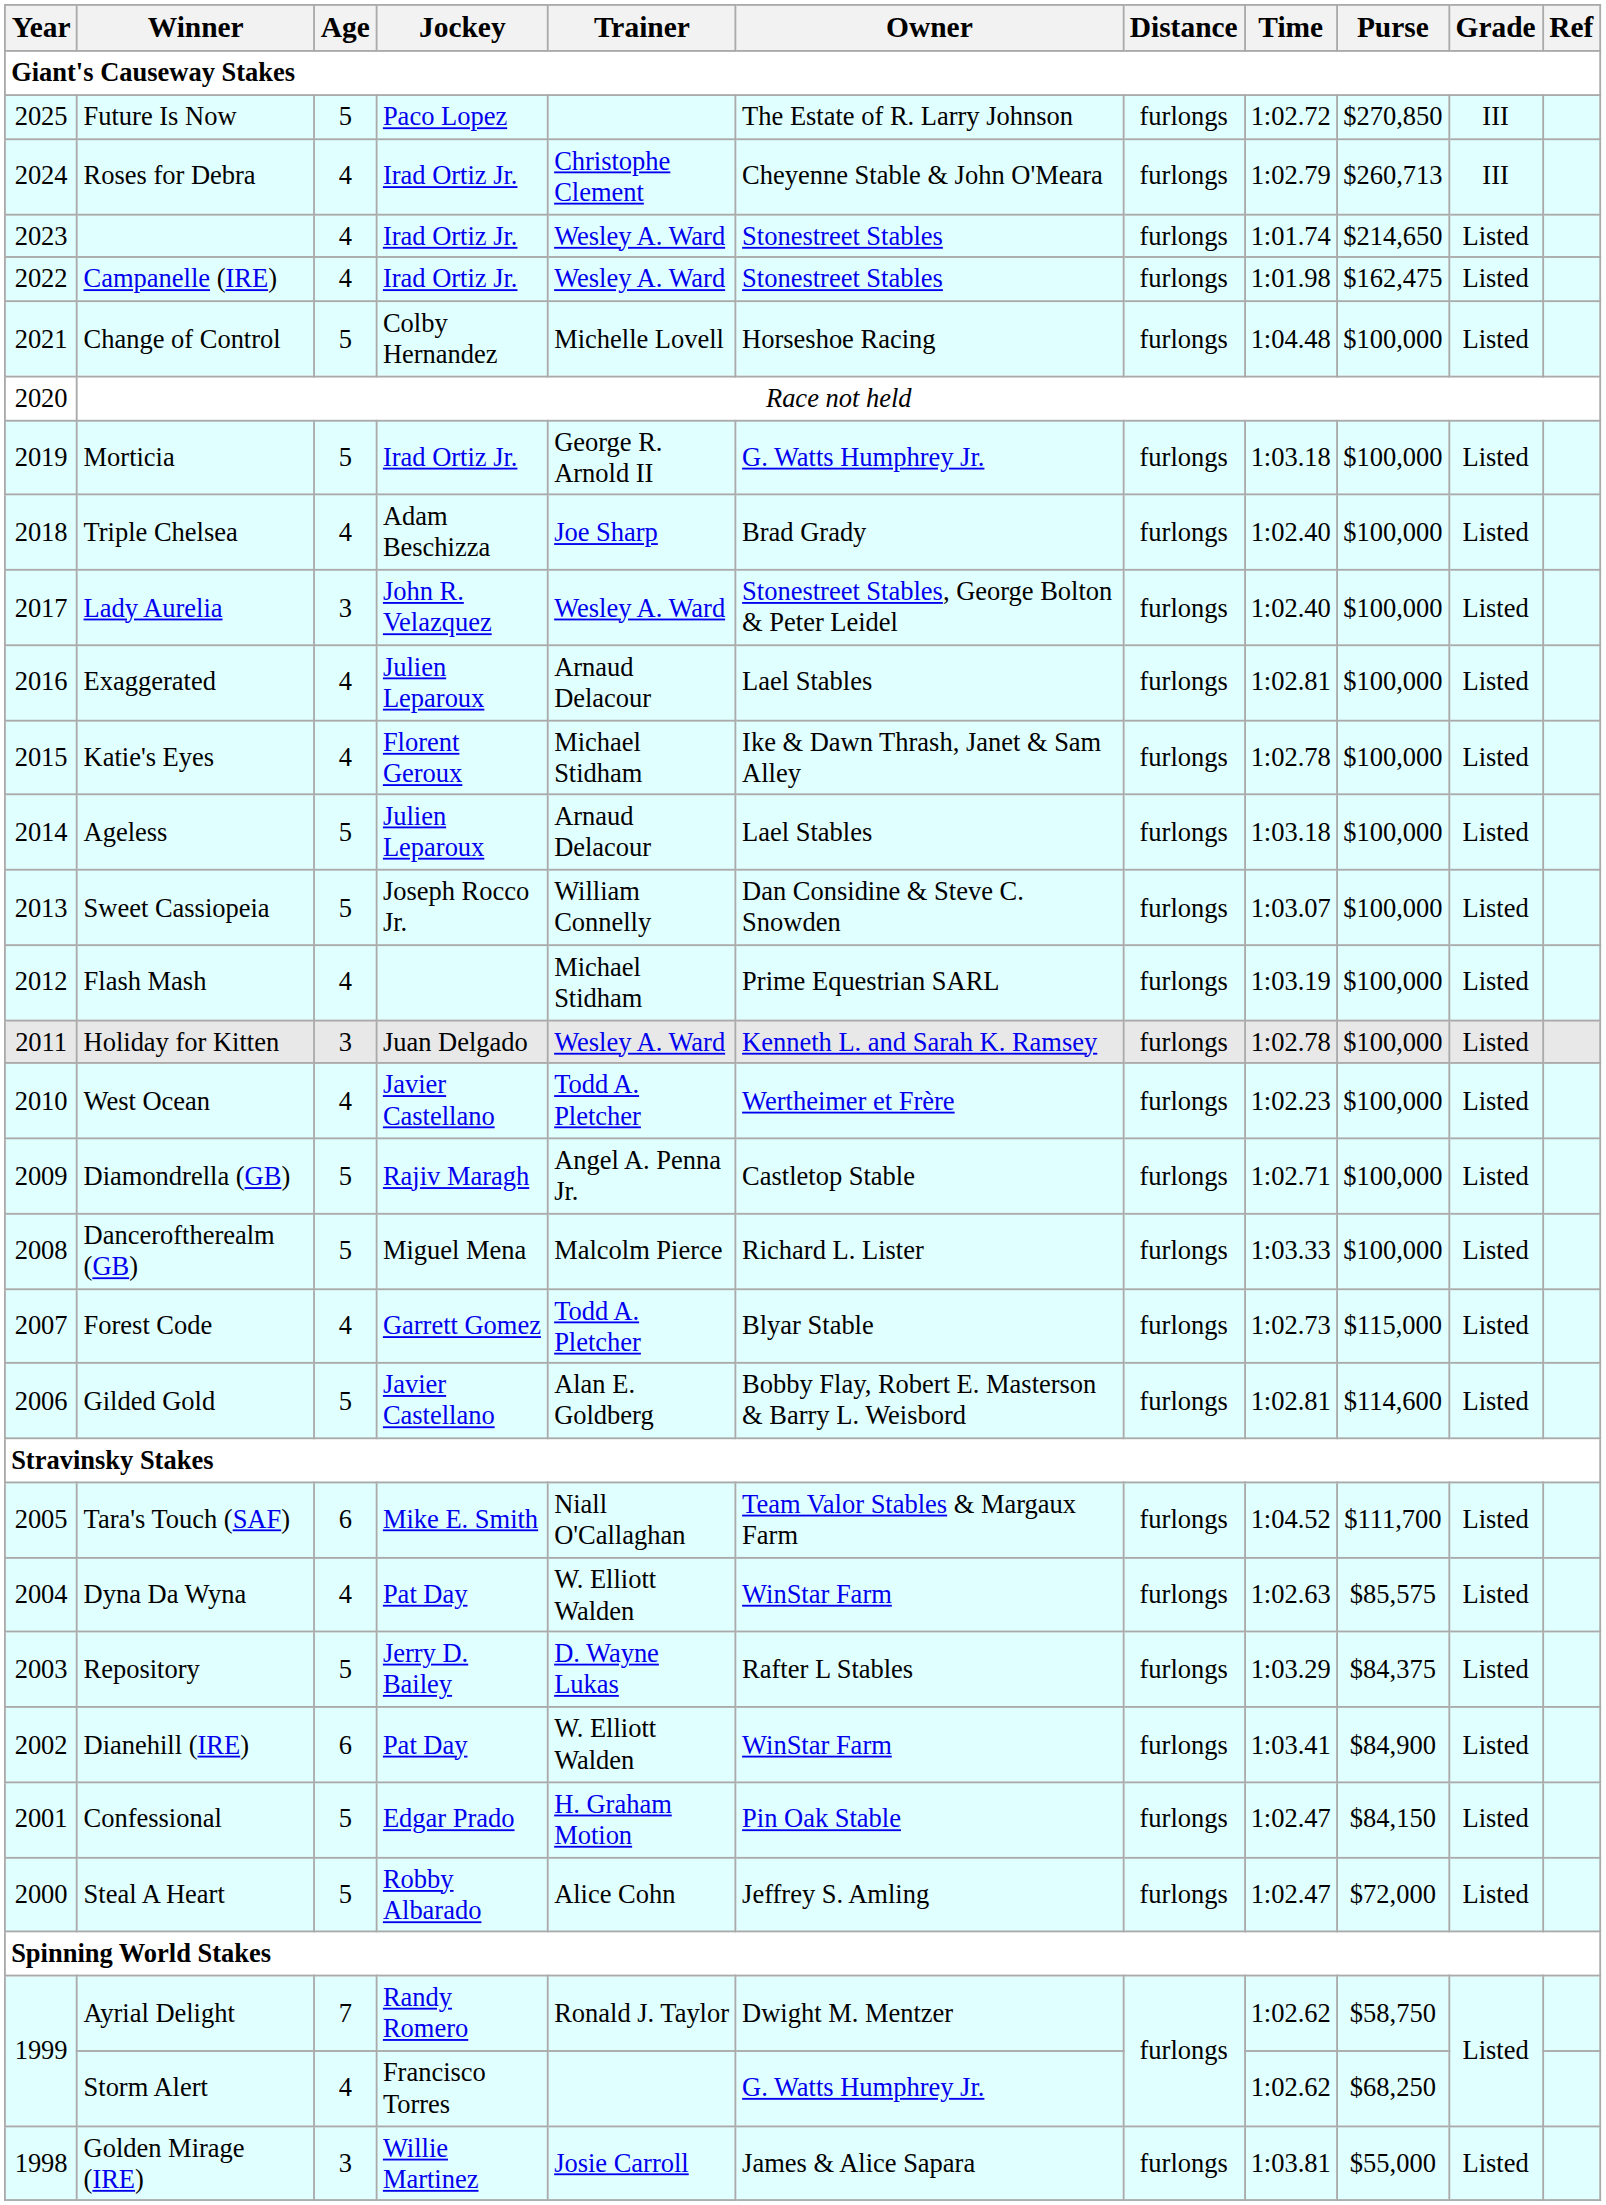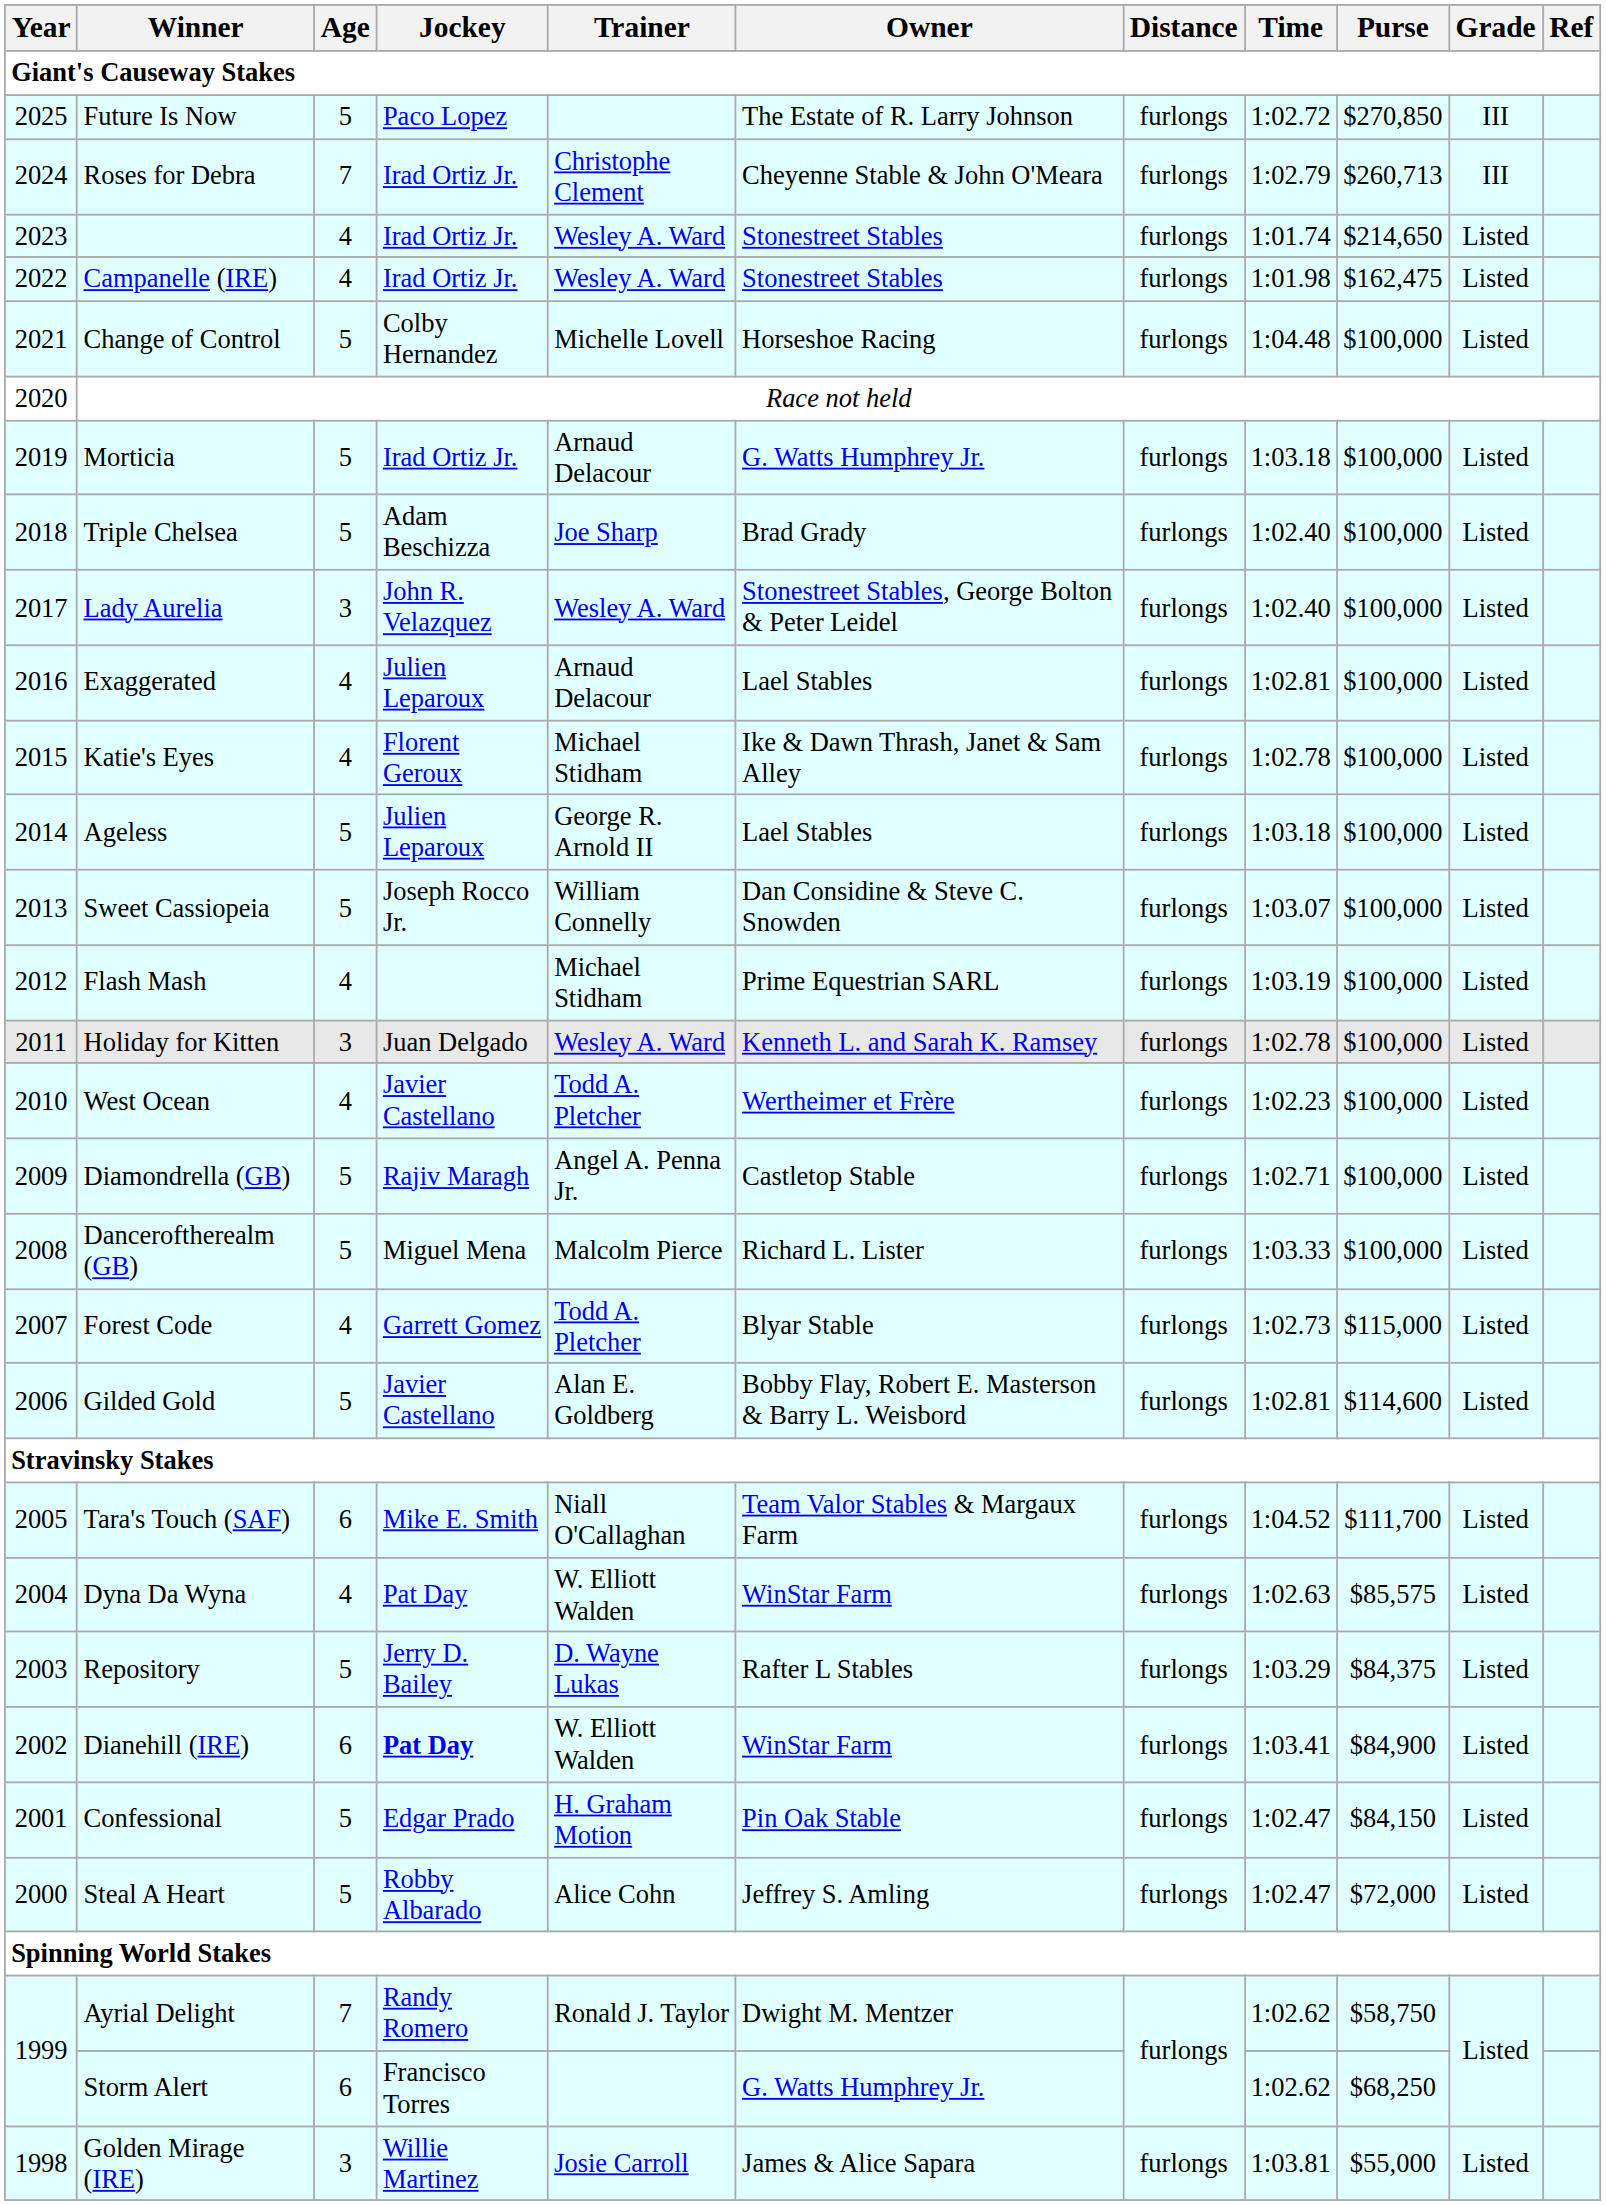(345, 176) 4 -> (345, 176) 7
(608, 457) George R. Arnold II -> (603, 457) Arnaud Delacour
(345, 532) 4 -> (345, 532) 5
(603, 832) Arnaud Delacour -> (608, 832) George R. Arnold II
(425, 1744) normal -> (428, 1744) bold
(345, 2087) 4 -> (345, 2087) 6
